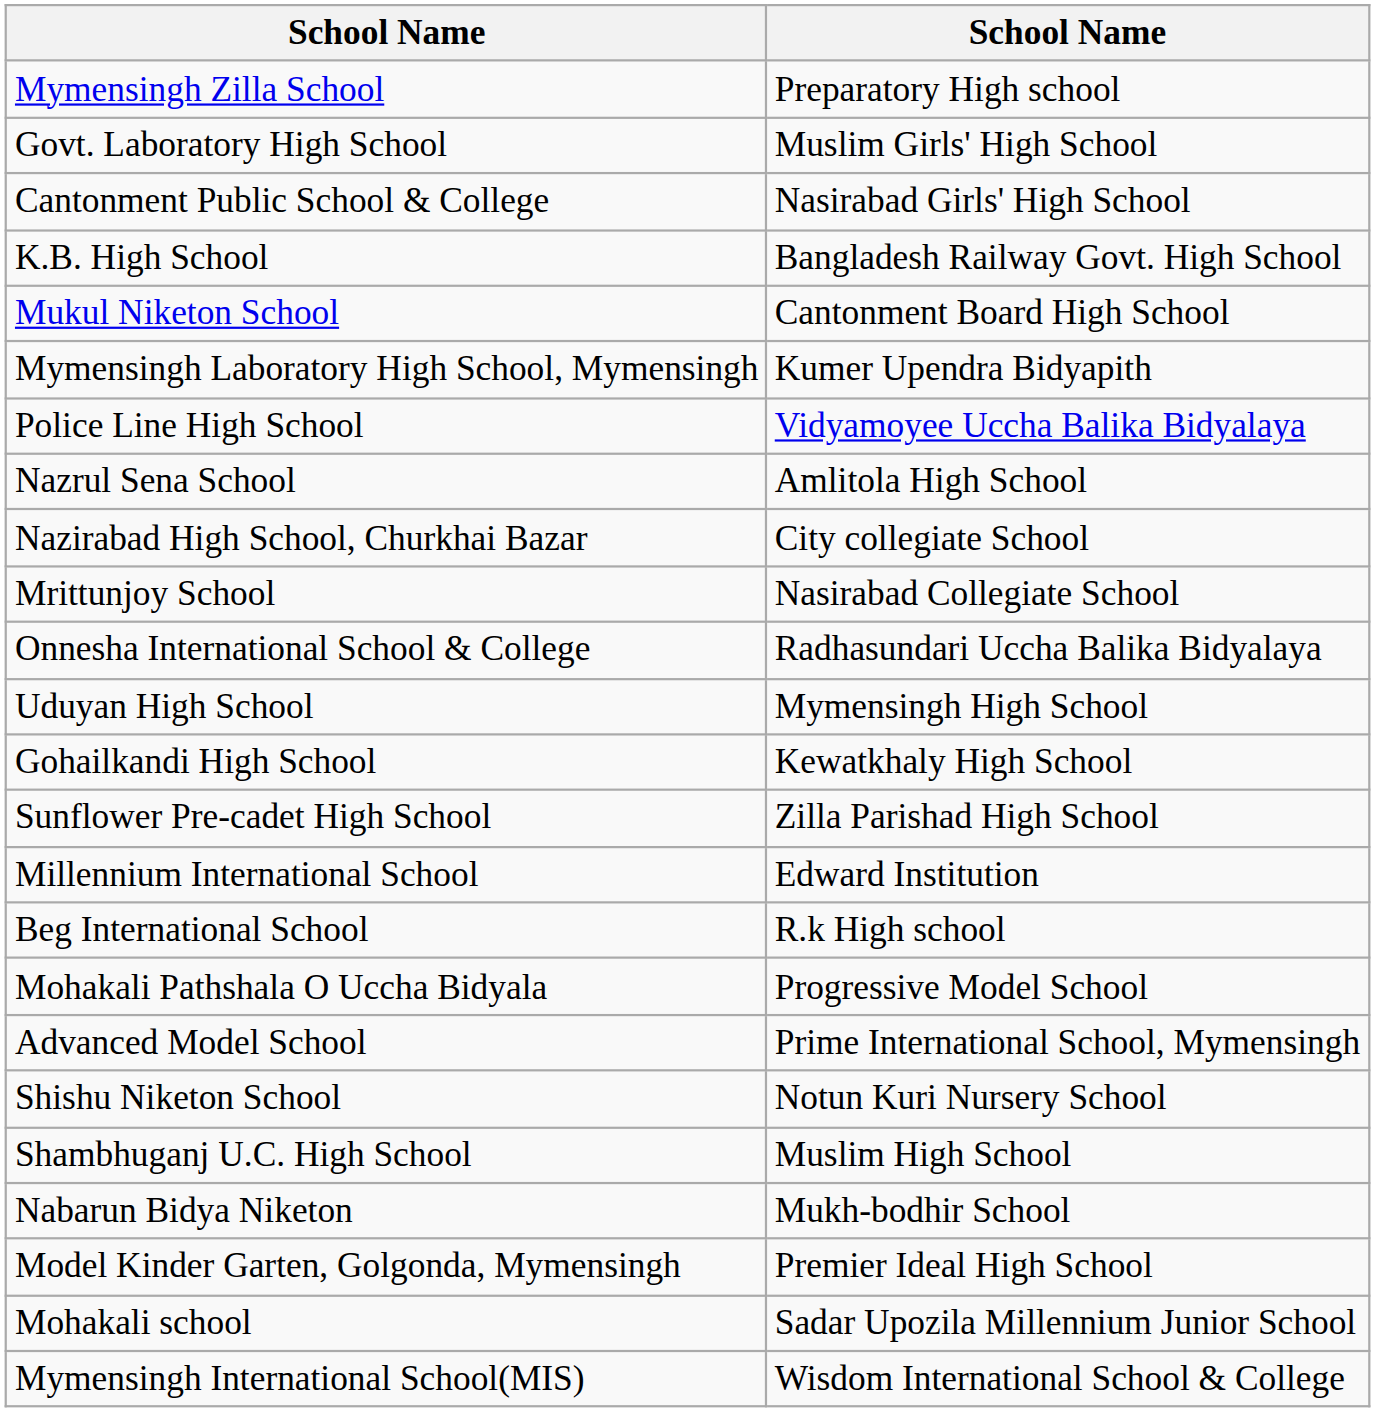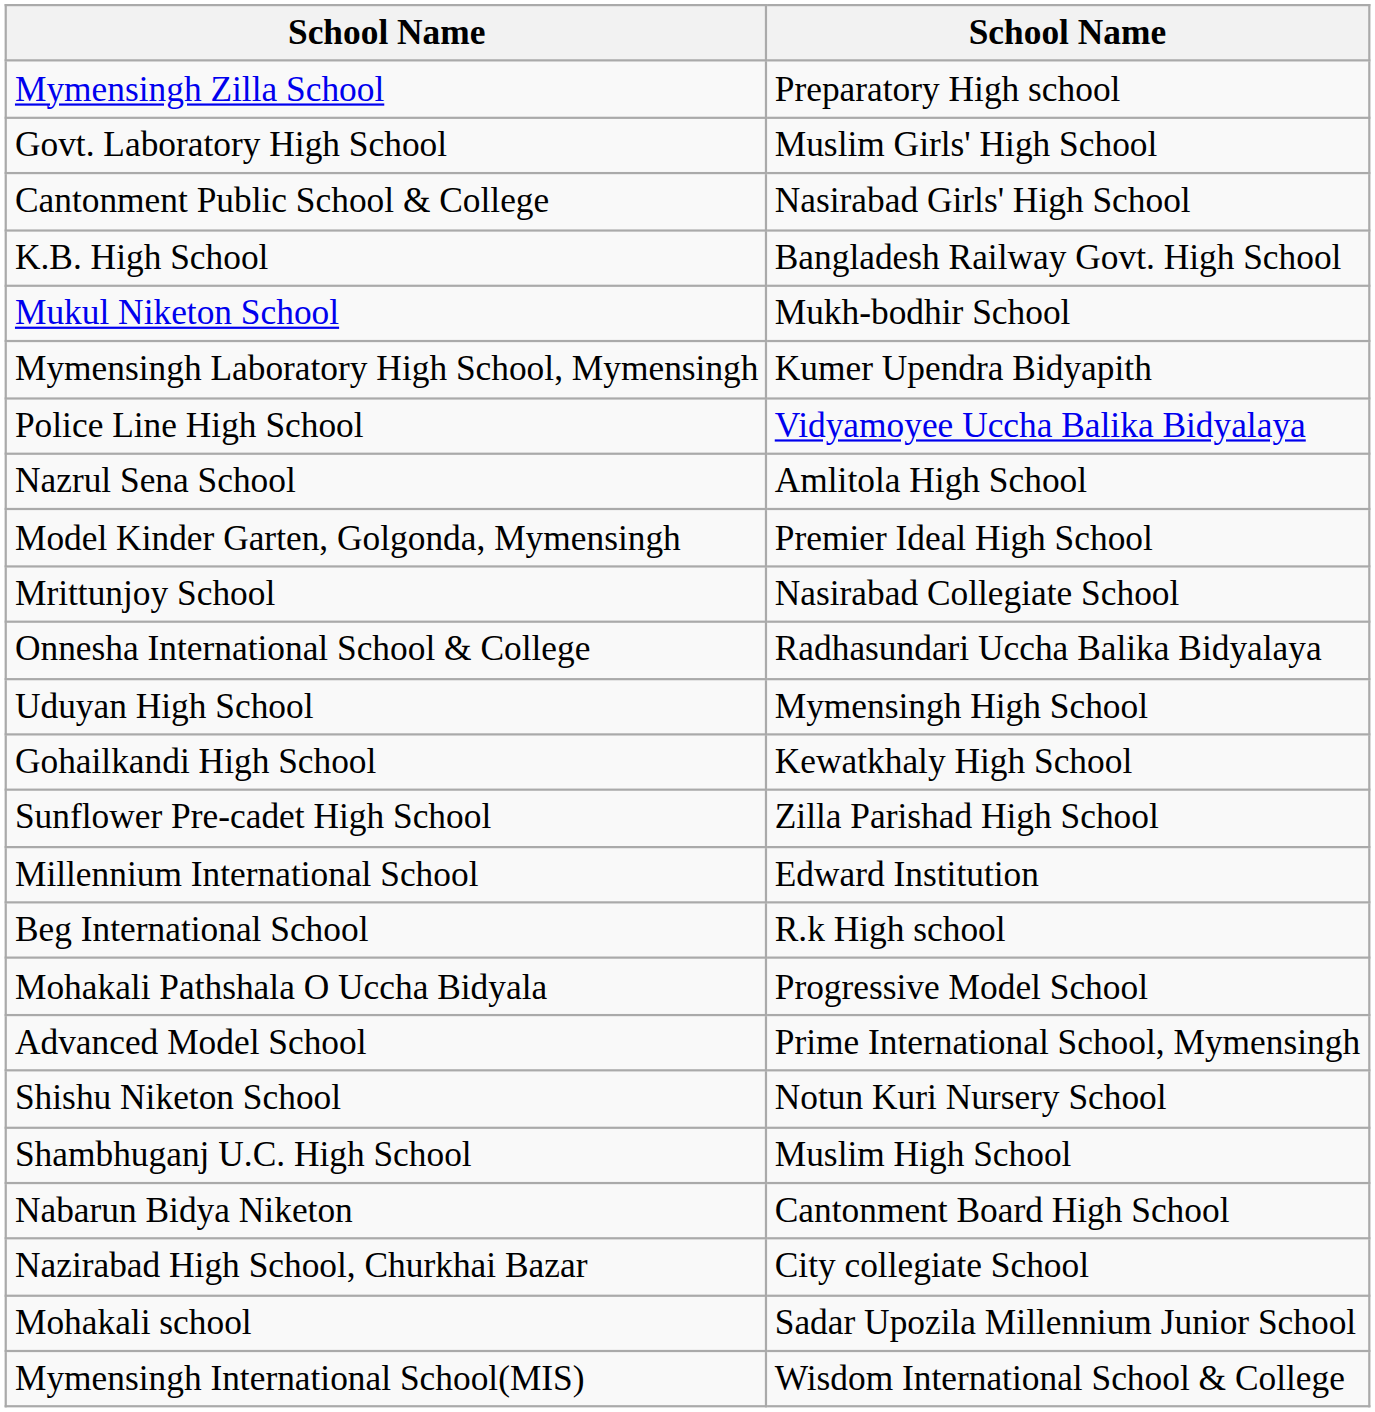(1002, 312) Cantonment Board High School -> (923, 312) Mukh-bodhir School
rows swapped: (348, 1266) <-> (301, 537)
(923, 1210) Mukh-bodhir School -> (1002, 1210) Cantonment Board High School
